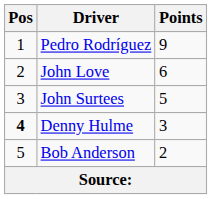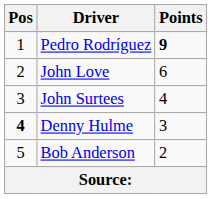(163, 45) normal -> (163, 45) bold
(163, 99) 5 -> (163, 99) 4
